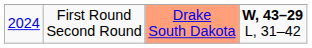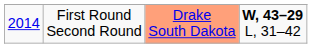(24, 24) 2024 -> (24, 24) 2014
